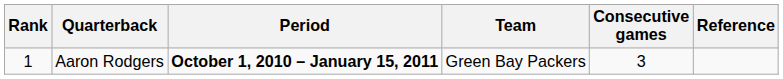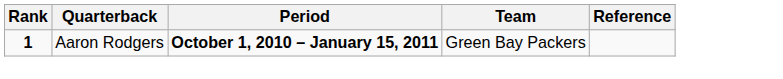- column: (641, 26)
(28, 61) normal -> (28, 42) bold
